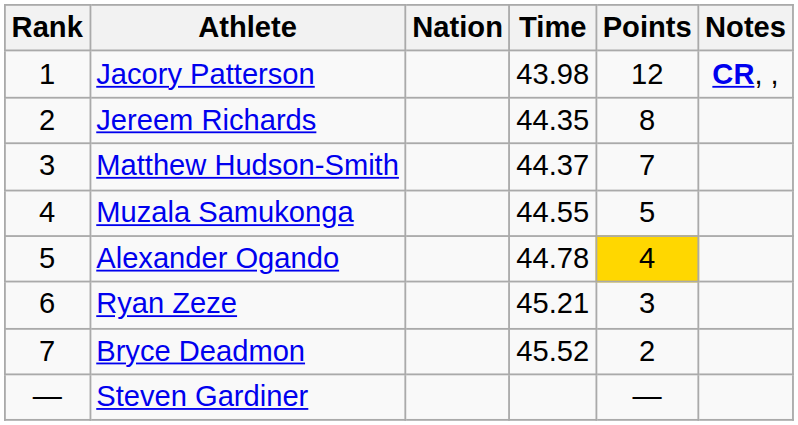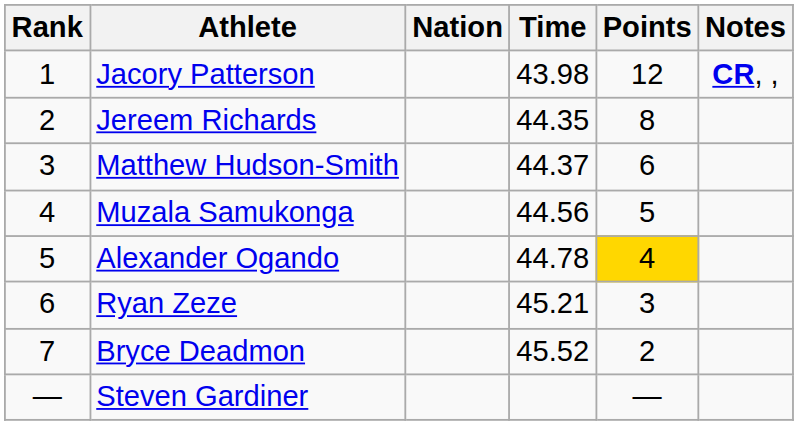(647, 166) 7 -> (647, 166) 6
(553, 212) 44.55 -> (553, 212) 44.56
